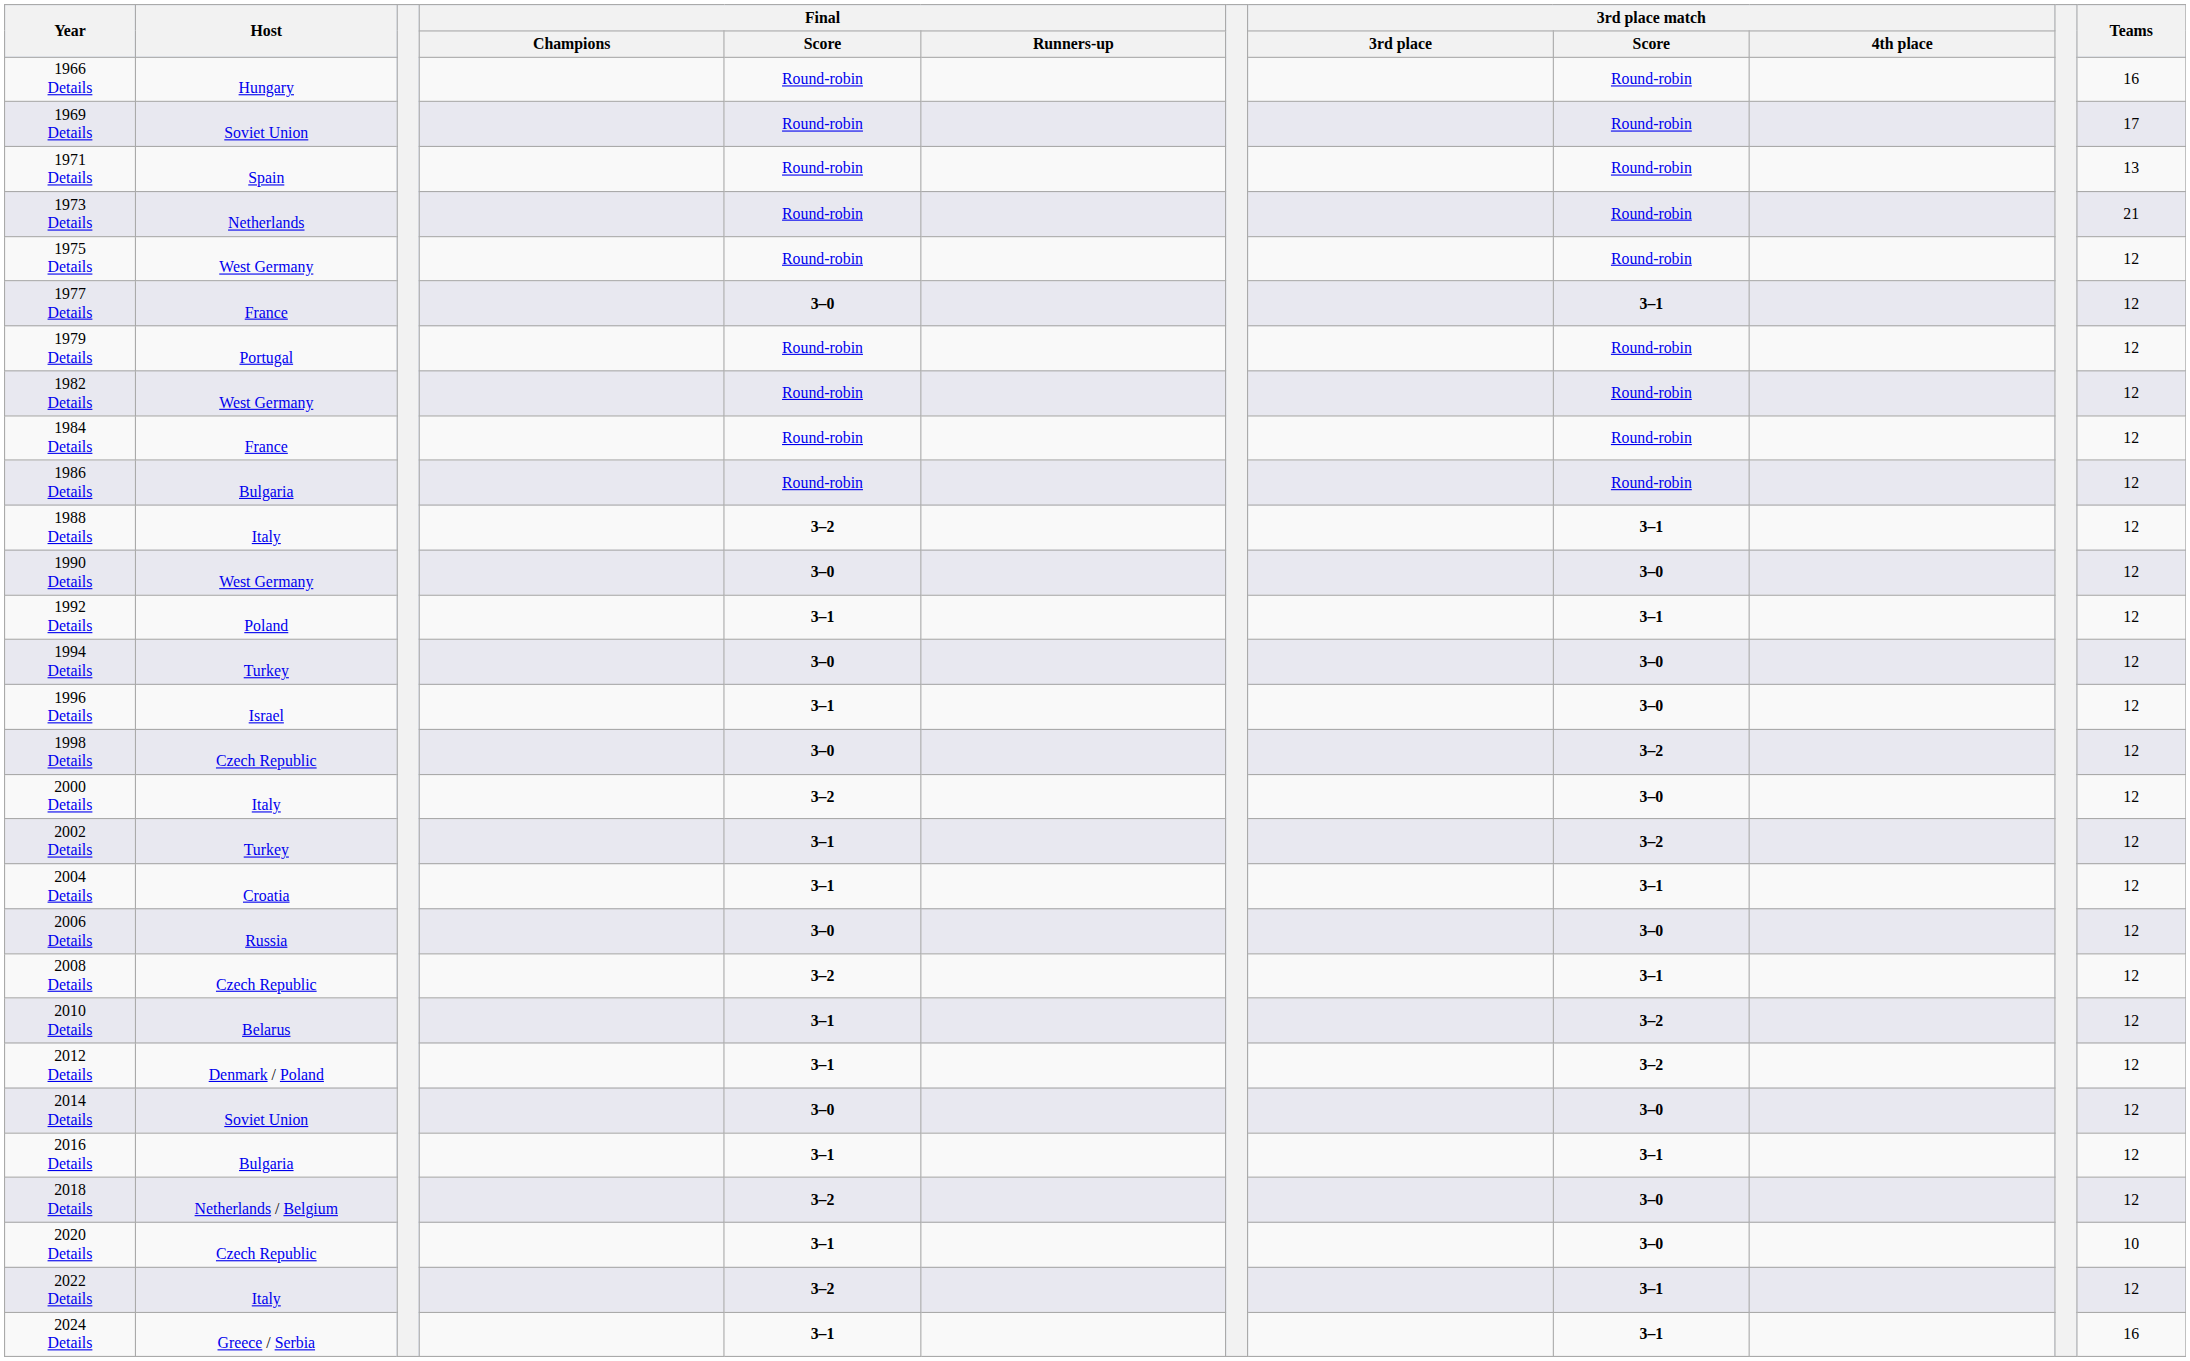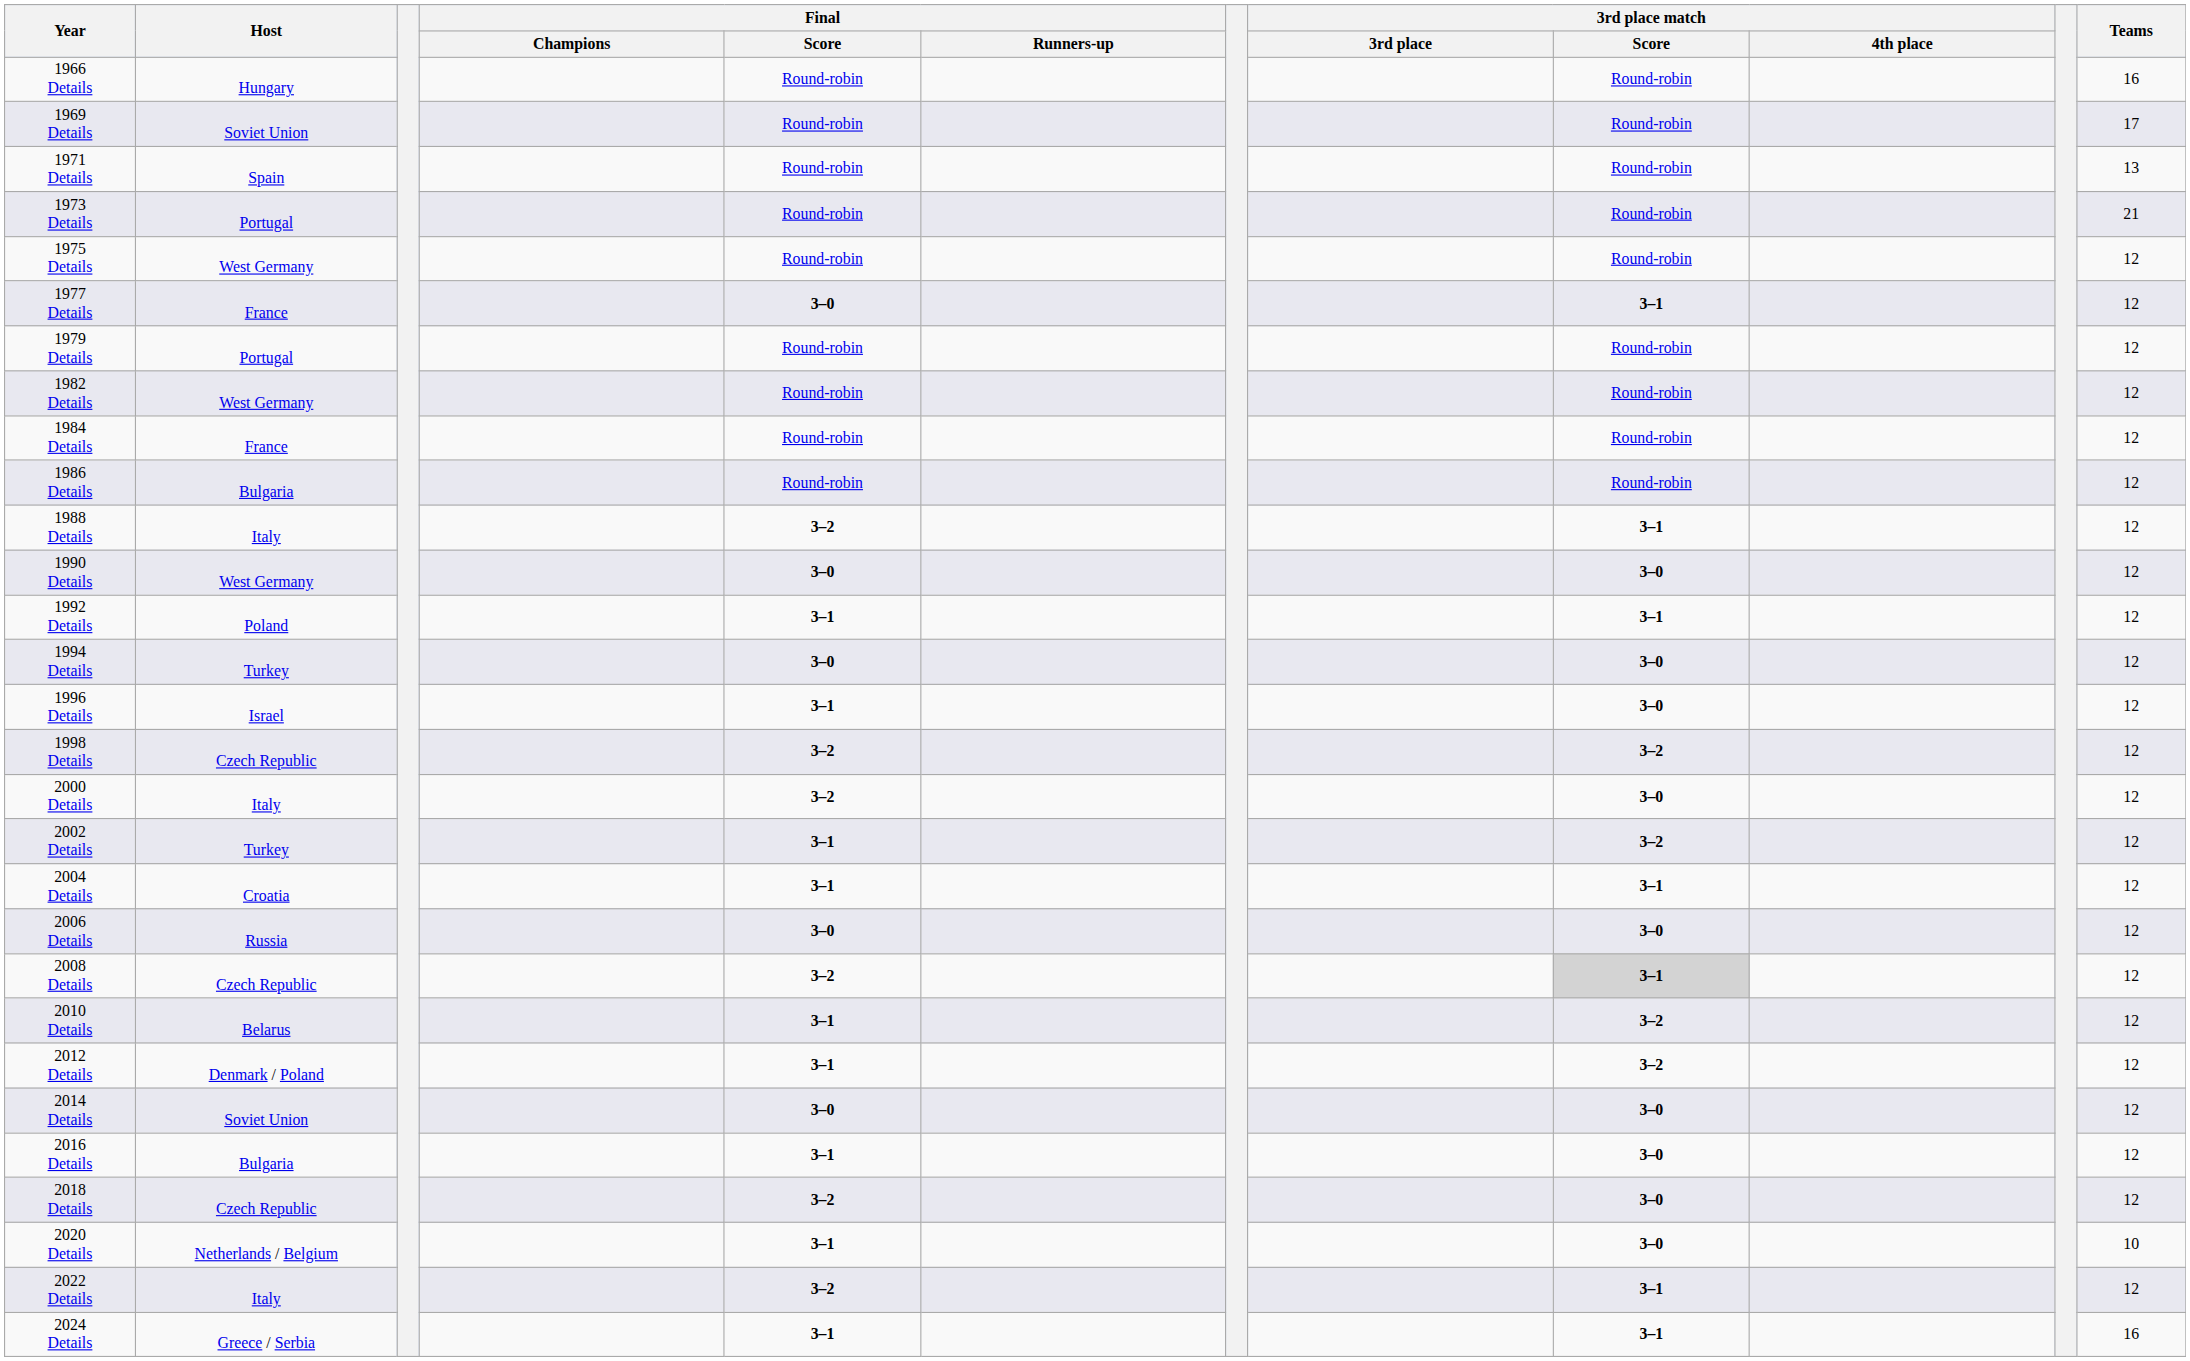(266, 223) Netherlands -> (266, 223) Portugal
(823, 751) 3–0 -> (823, 751) 3–2
(1651, 976) no background -> (1651, 976) lightgrey background
(1651, 1155) 3–1 -> (1651, 1155) 3–0
(266, 1209) Netherlands / Belgium -> (266, 1209) Czech Republic
(266, 1254) Czech Republic -> (266, 1254) Netherlands / Belgium
